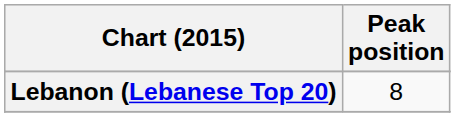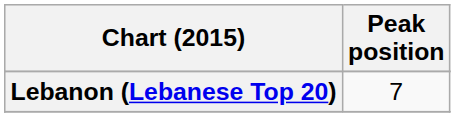(396, 91) 8 -> (396, 91) 7
